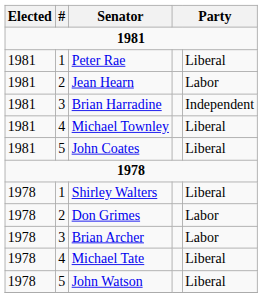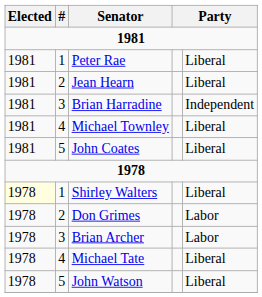(202, 82) Labor -> (205, 82) Liberal
(22, 193) no background -> (22, 193) lightyellow background
